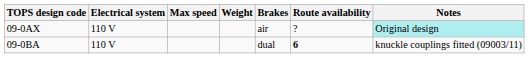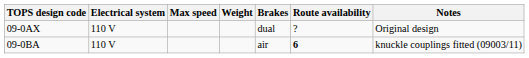(263, 28) air -> (266, 28) dual
(407, 28) paleturquoise background -> (407, 28) no background
(266, 45) dual -> (263, 45) air
